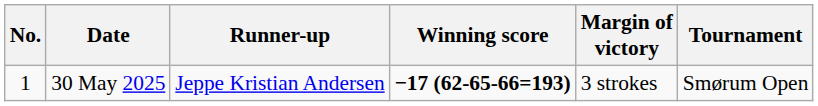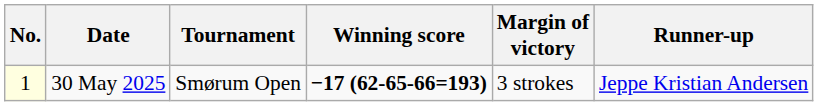columns swapped: (746, 35) <-> (280, 35)
(25, 83) no background -> (25, 83) lightyellow background
